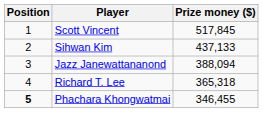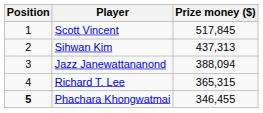(216, 47) 437,133 -> (216, 47) 437,313
(216, 82) 365,318 -> (216, 82) 365,315
